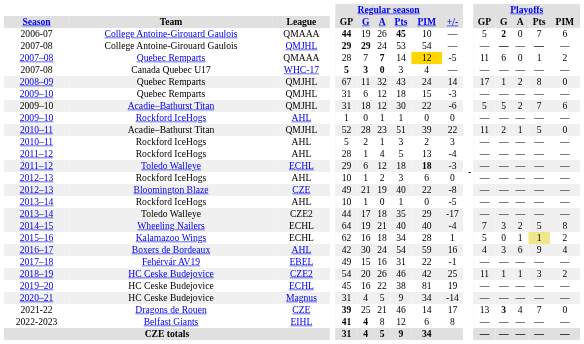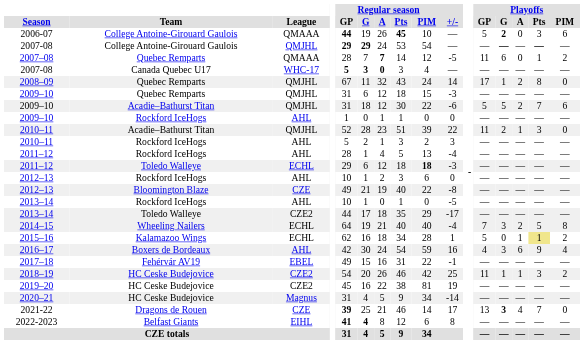(539, 34) 7 -> (539, 34) 3
(427, 58) gold background -> (427, 58) no background
(539, 130) 5 -> (539, 130) 3
(301, 286) ECHL -> (301, 286) CZE2
